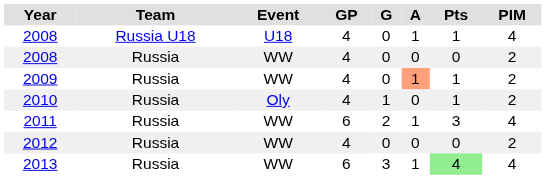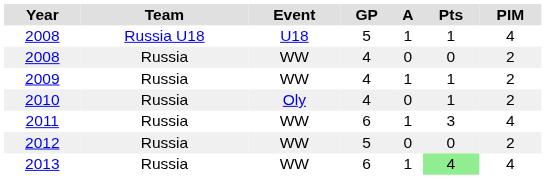- column: (386, 14)
(346, 36) 4 -> (367, 36) 5
(415, 78) lightsalmon background -> (408, 78) no background
(346, 142) 4 -> (367, 142) 5
